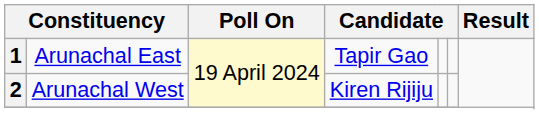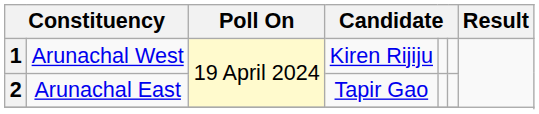(108, 55) Arunachal East -> (108, 55) Arunachal West
(381, 55) Tapir Gao -> (381, 55) Kiren Rijiju
(108, 90) Arunachal West -> (108, 90) Arunachal East
(381, 90) Kiren Rijiju -> (381, 90) Tapir Gao
